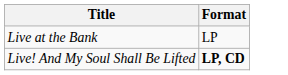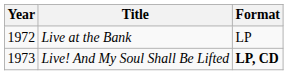+ column: (21, 15)
